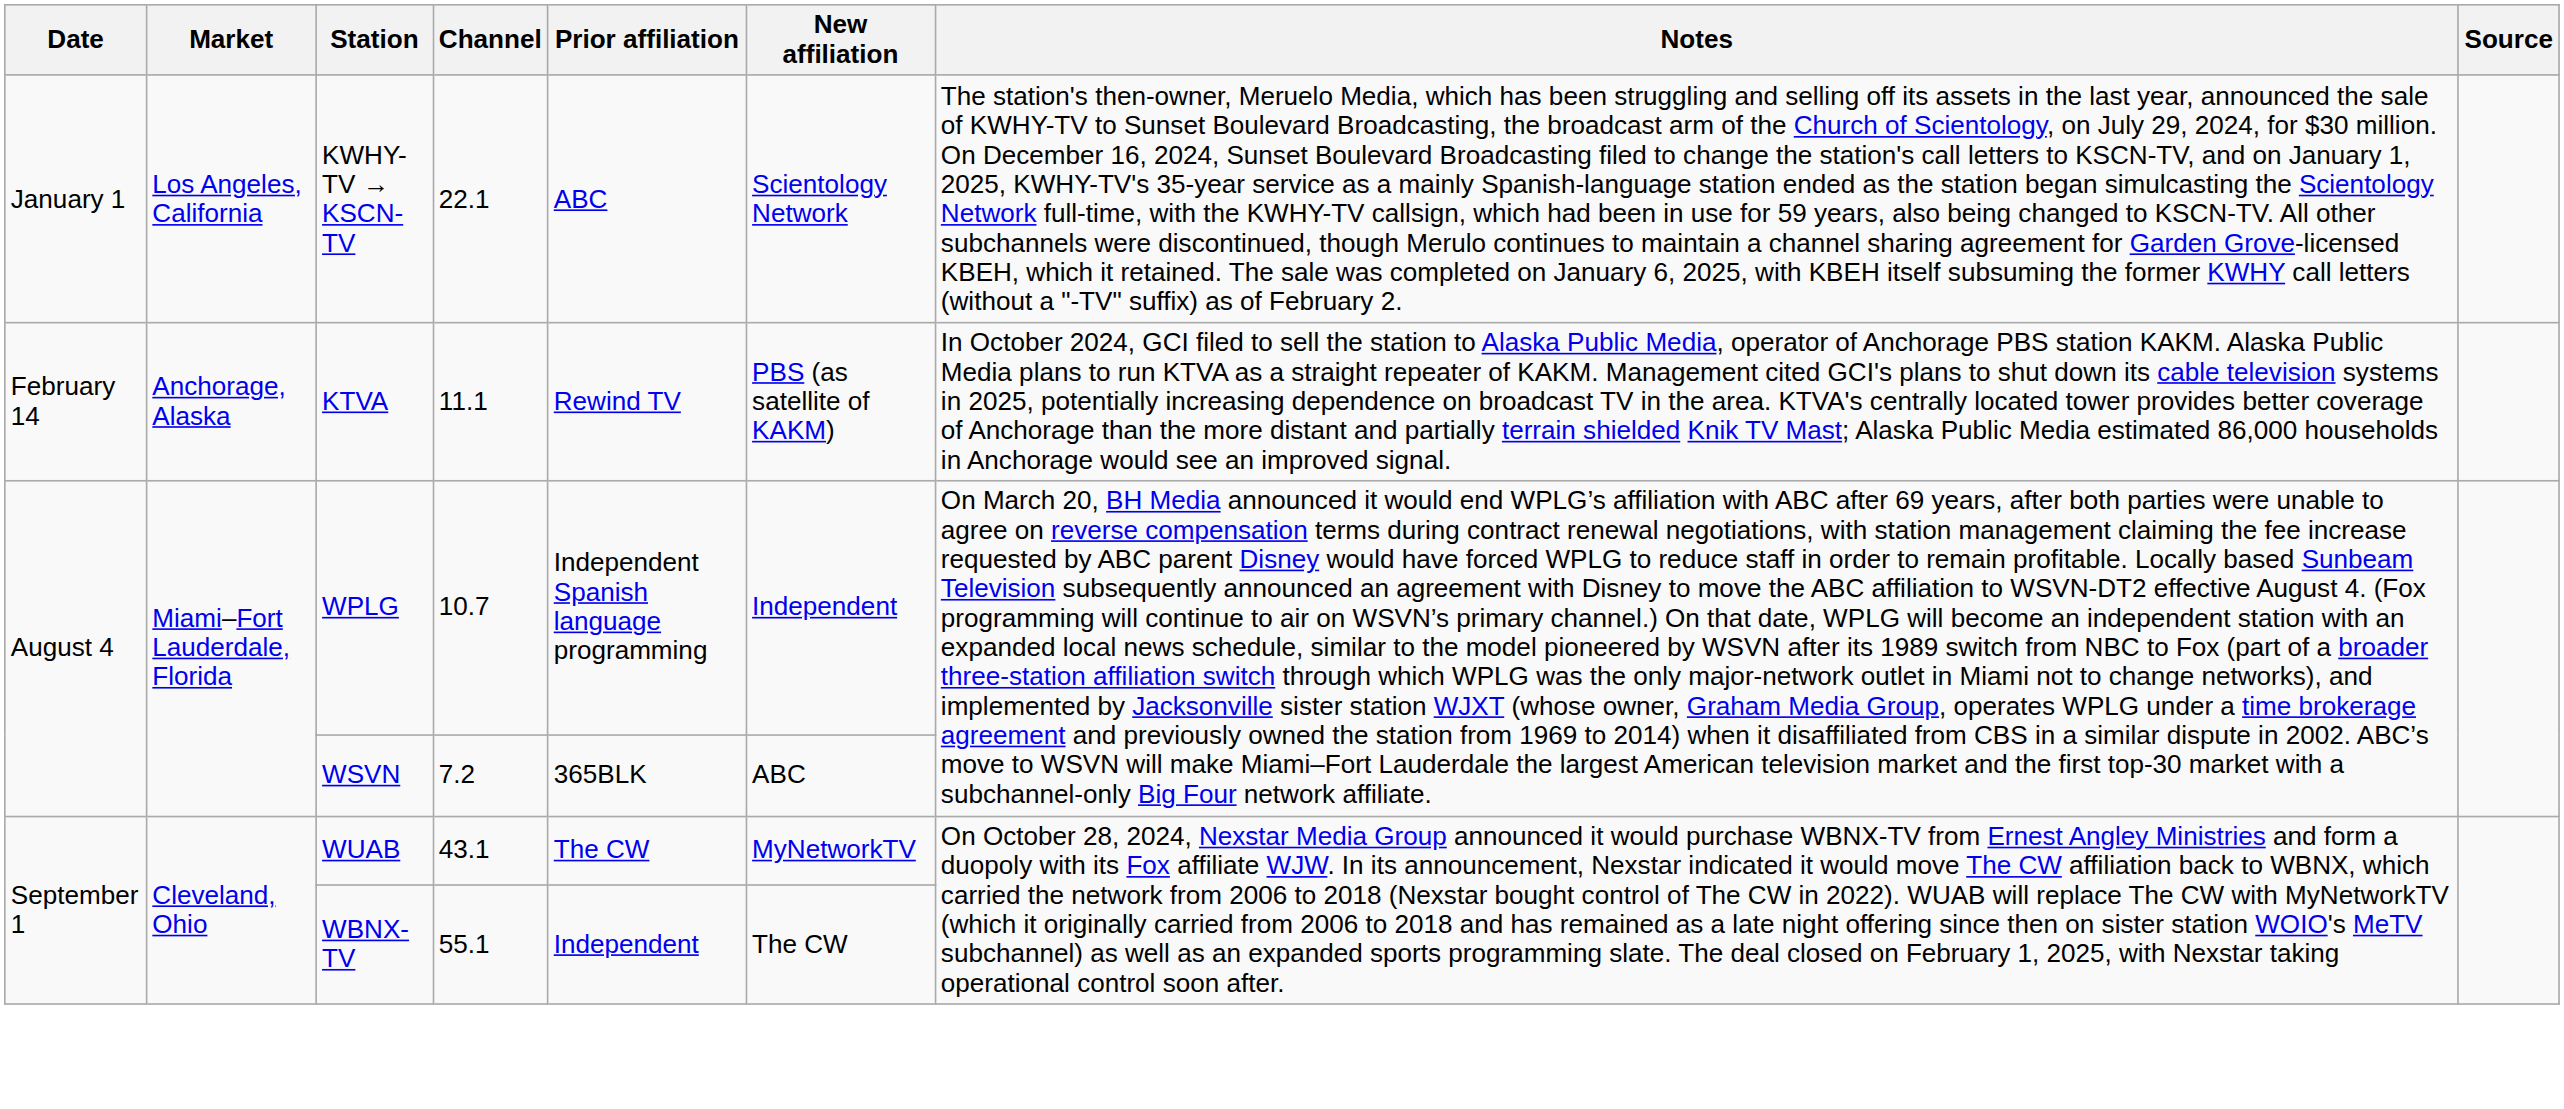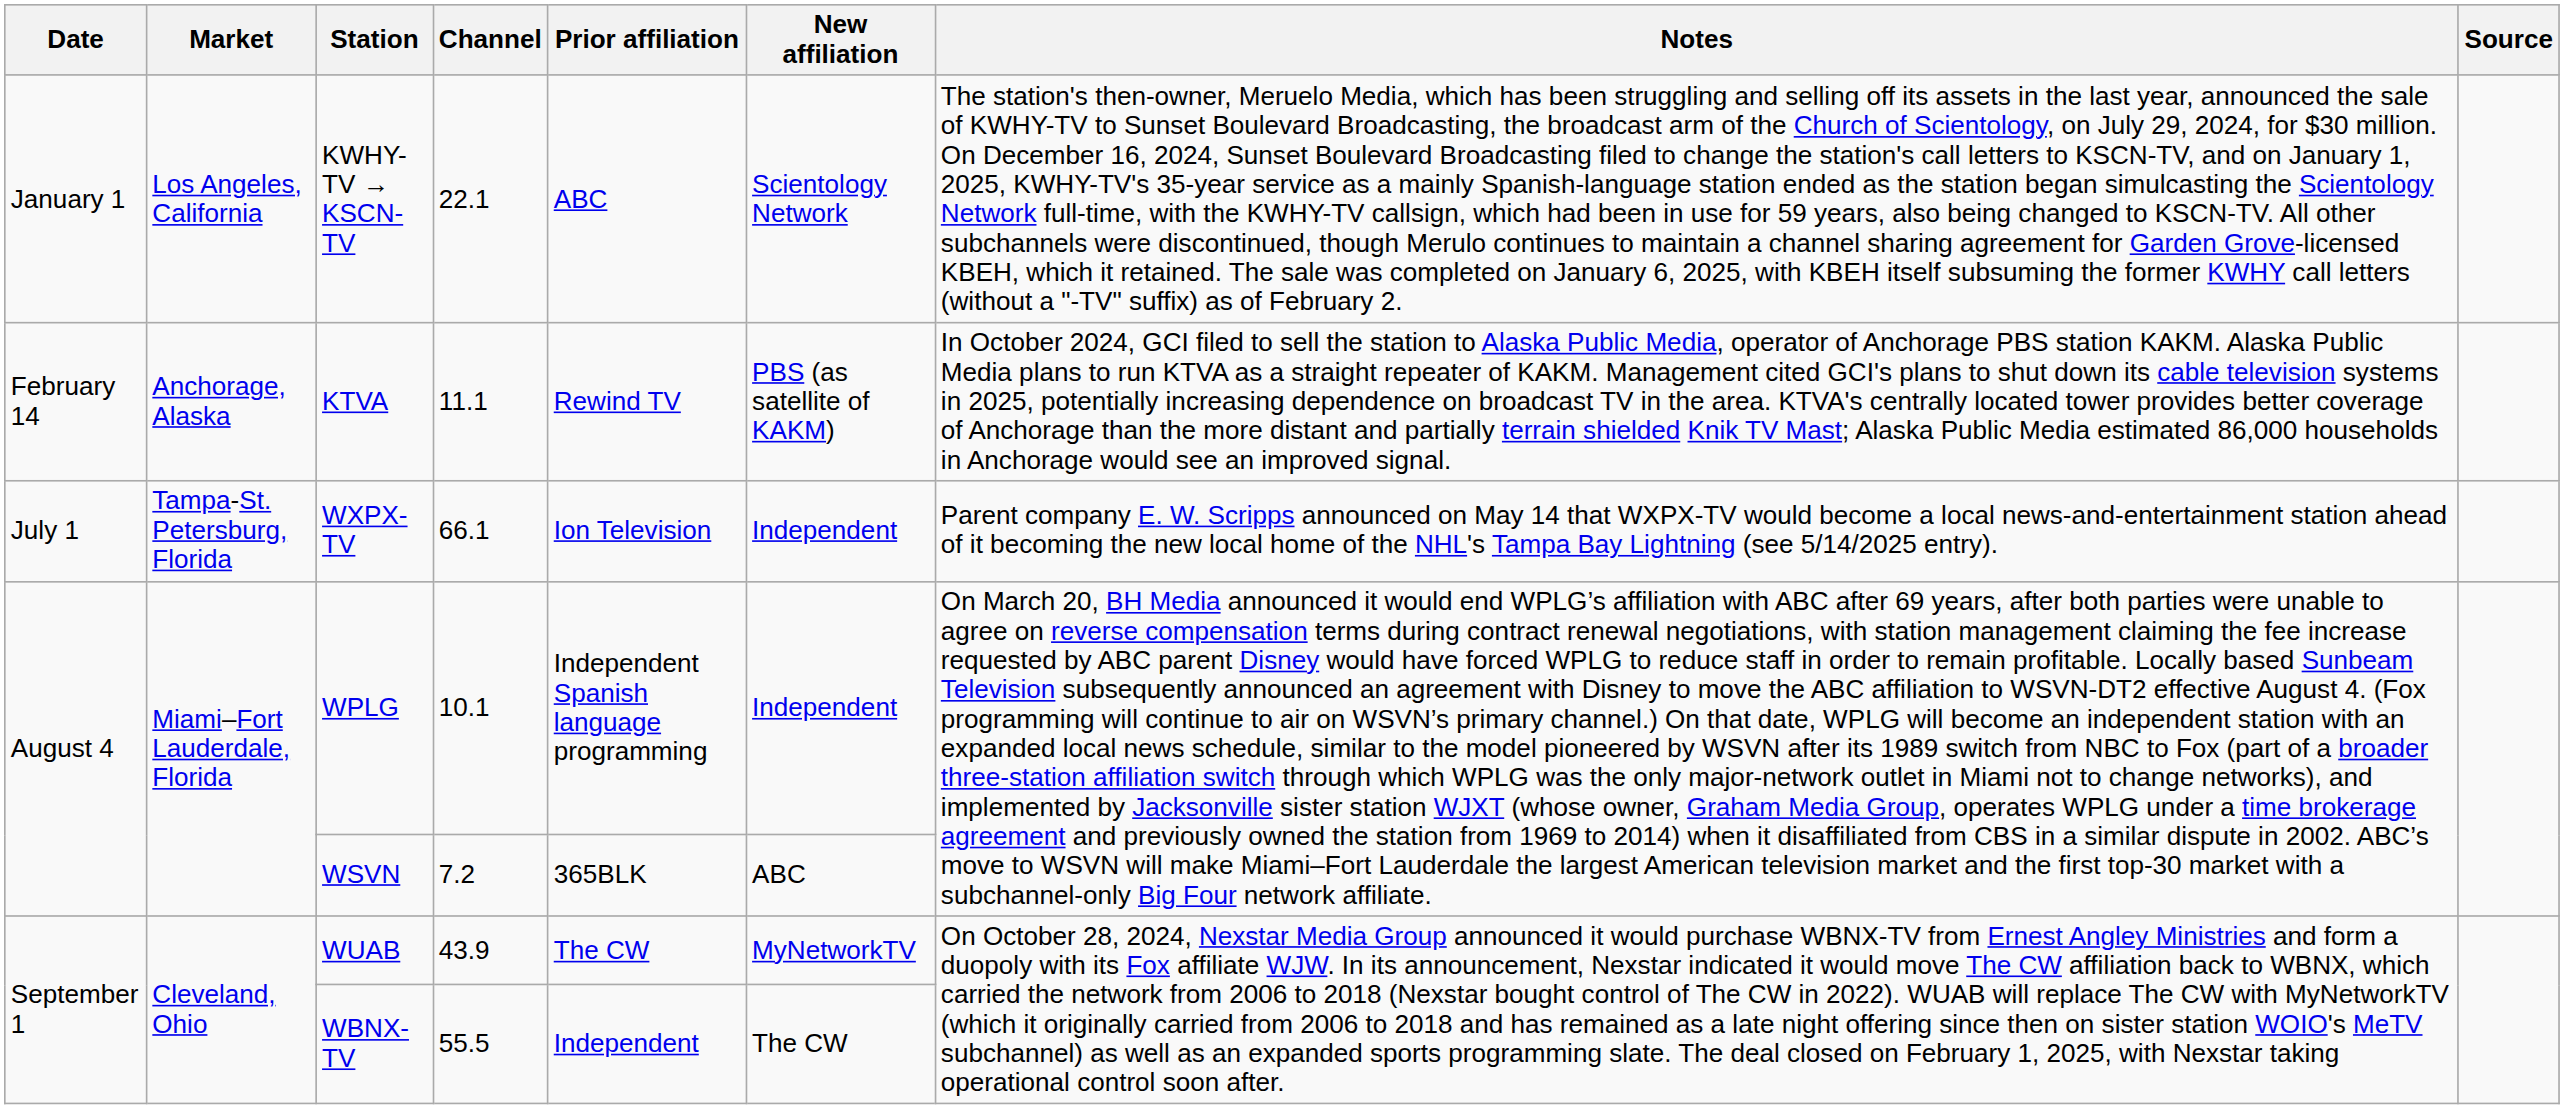+ row: (365, 530)
(464, 607) 10.7 -> (464, 707) 10.1
(464, 850) 43.1 -> (464, 950) 43.9
(464, 944) 55.1 -> (464, 1044) 55.5
